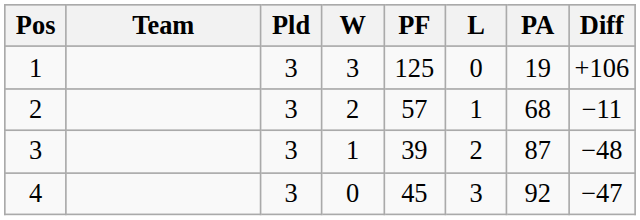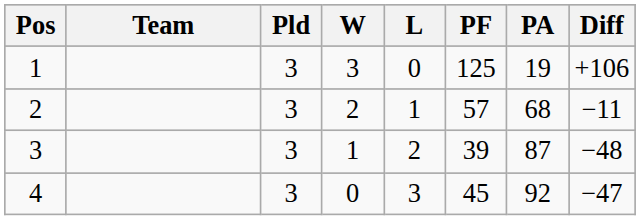columns swapped: (476, 25) <-> (414, 25)
